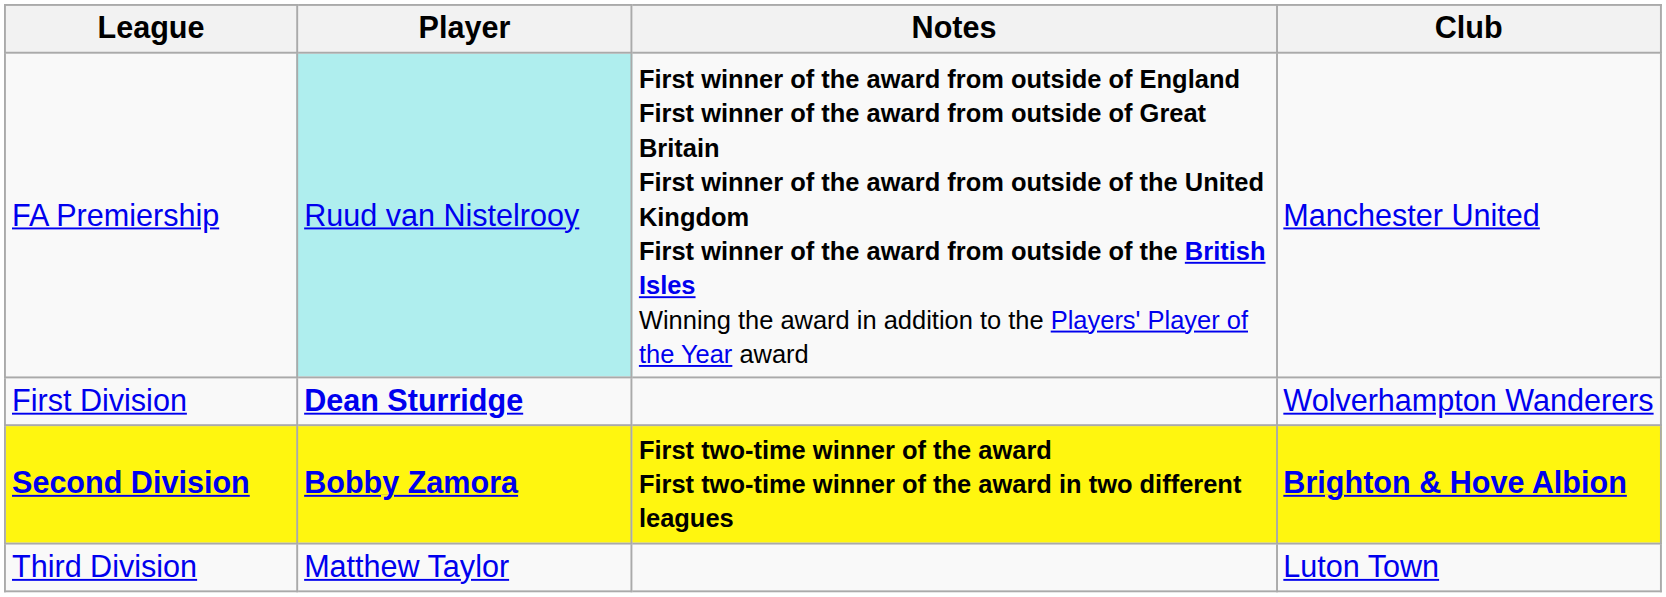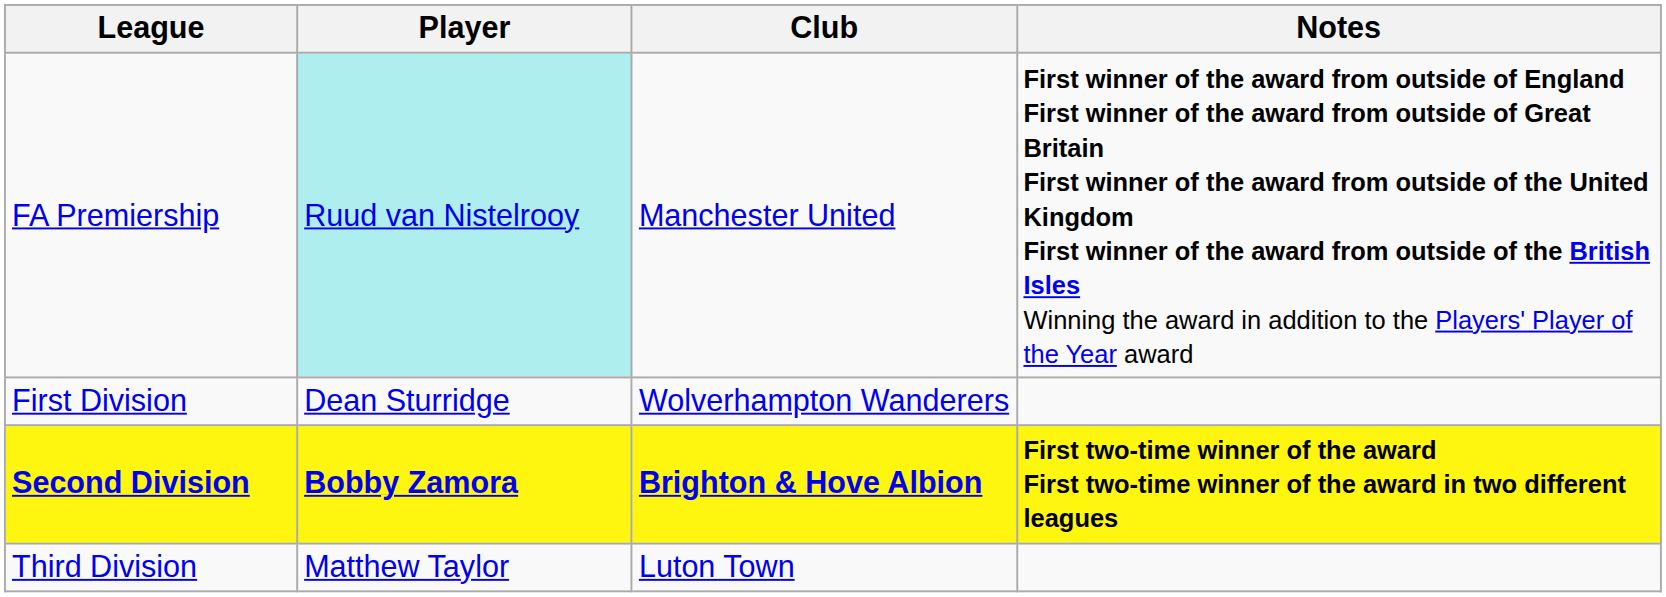columns swapped: (1469, 28) <-> (954, 28)
(414, 400) bold -> (407, 400) normal
